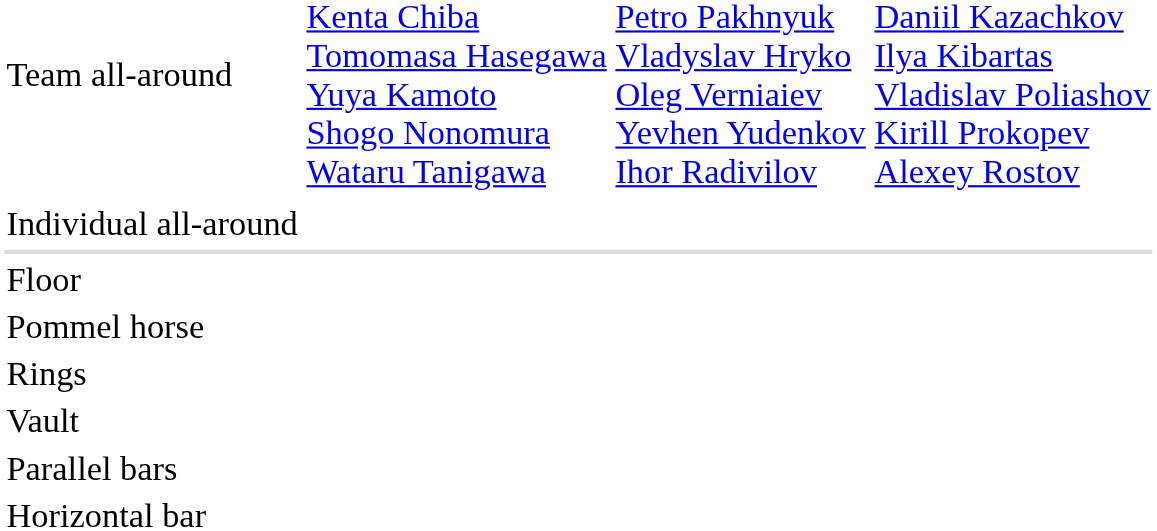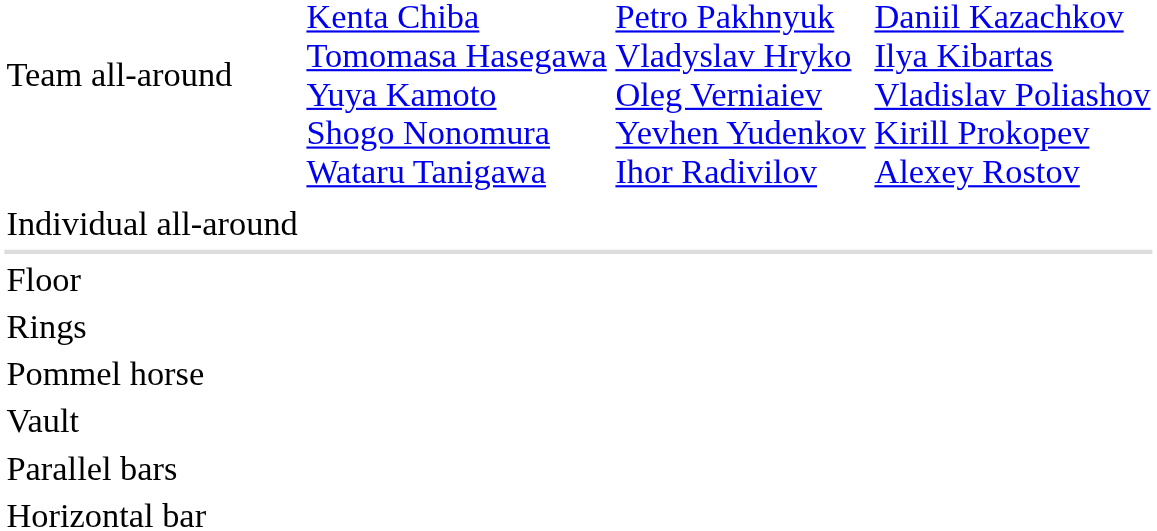rows swapped: (105, 326) <-> (47, 373)
